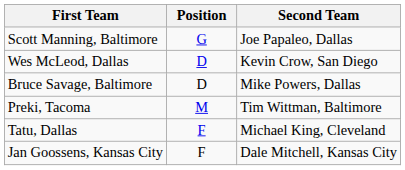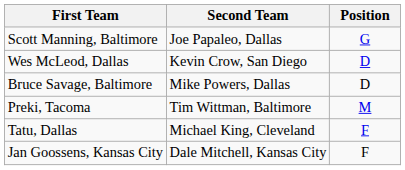columns swapped: (202, 15) <-> (319, 15)
